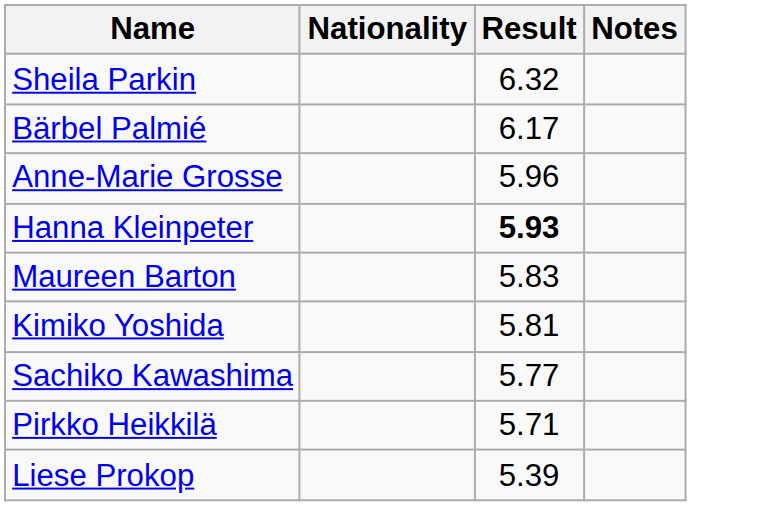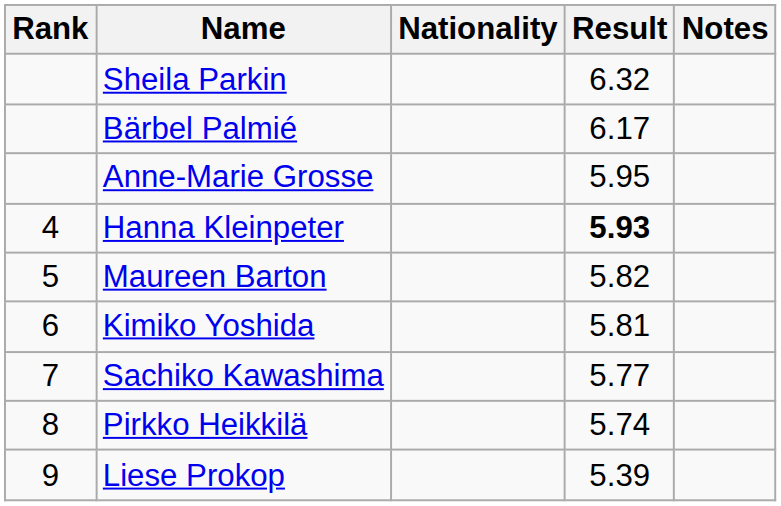+ column: (50, 29)
(529, 177) 5.96 -> (620, 177) 5.95
(529, 276) 5.83 -> (620, 276) 5.82
(529, 425) 5.71 -> (620, 425) 5.74
